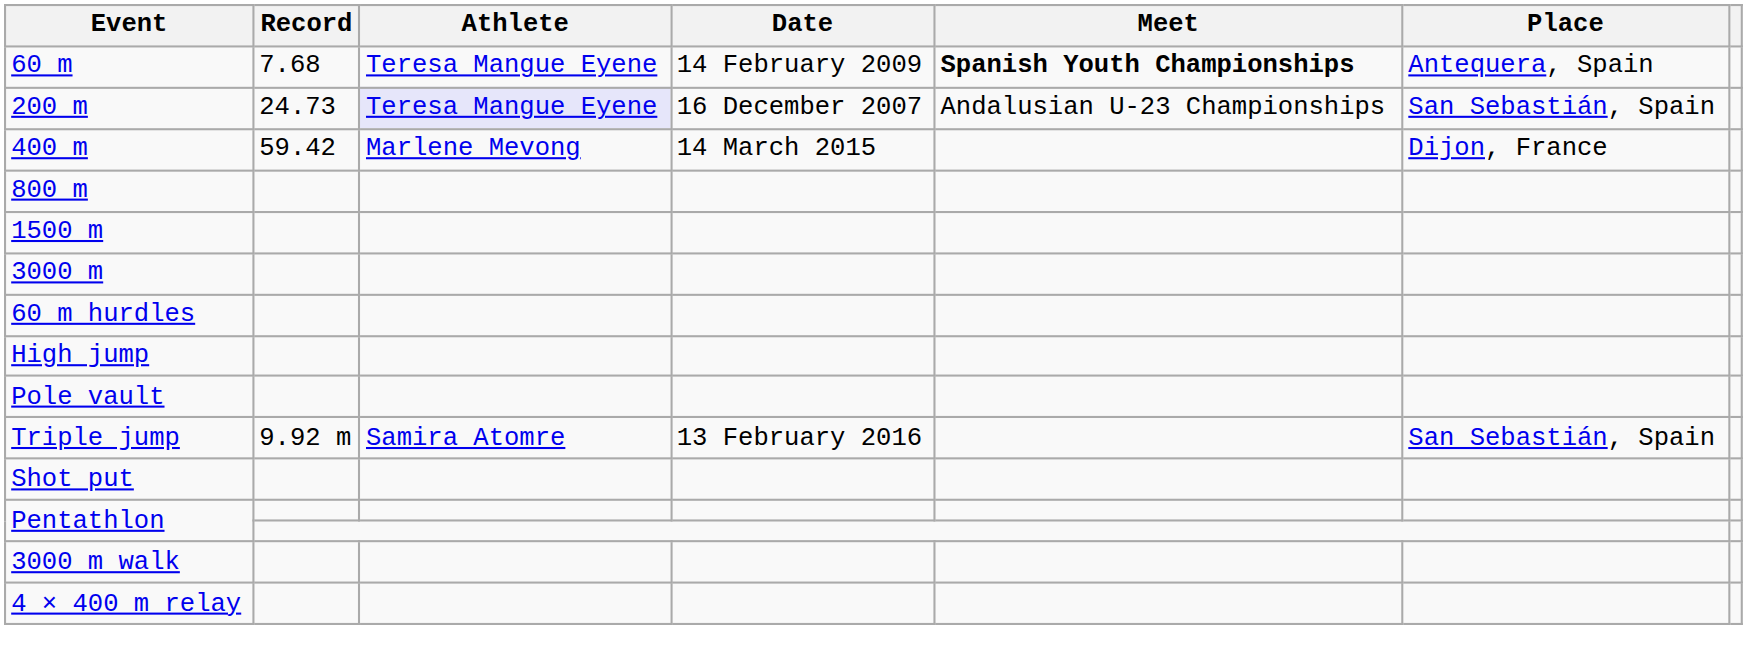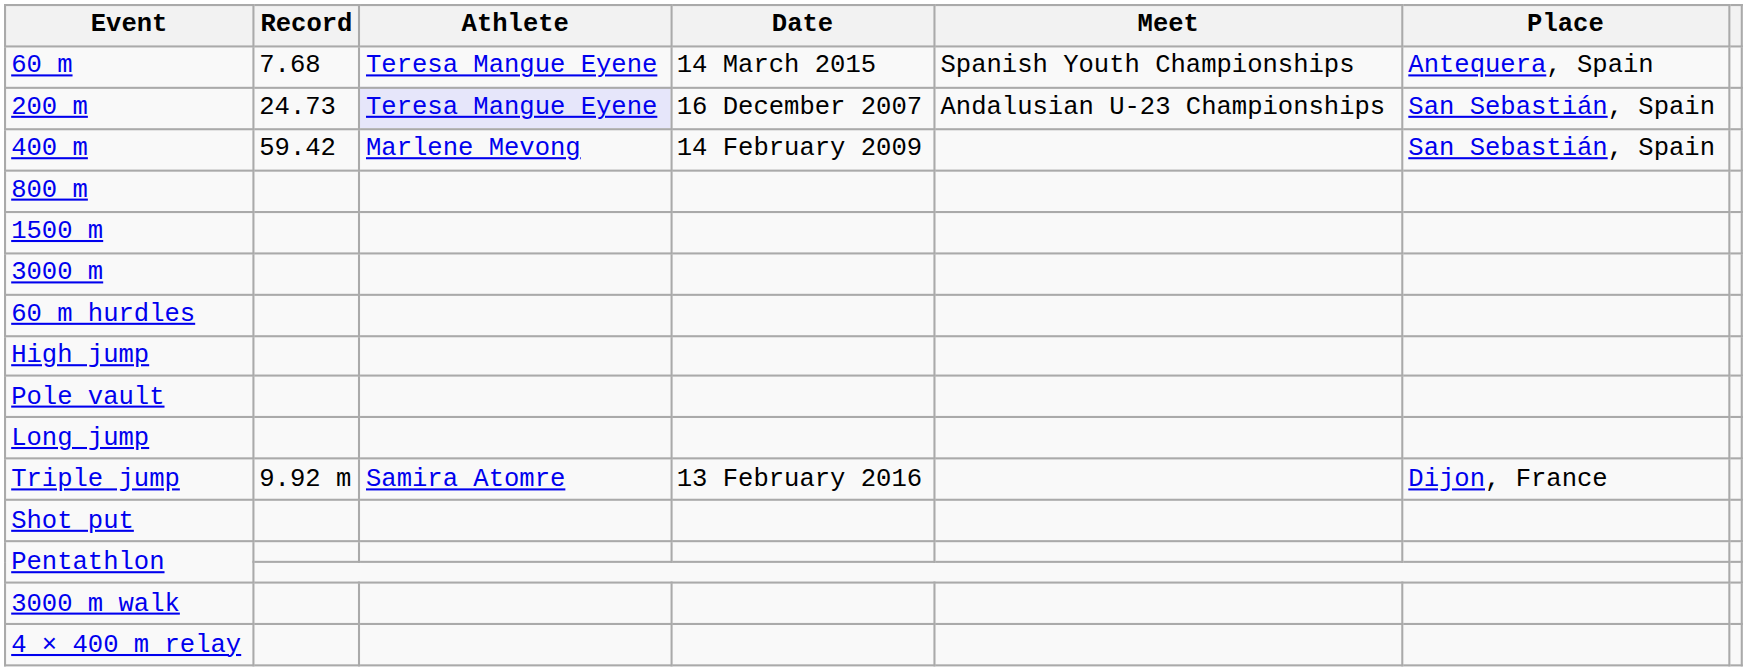(799, 67) 14 February 2009 -> (776, 67) 14 March 2015
(1148, 67) bold -> (1148, 67) normal
(776, 150) 14 March 2015 -> (799, 150) 14 February 2009
(1508, 150) Dijon, France -> (1562, 150) San Sebastián, Spain
+ row: (80, 439)
(1562, 439) San Sebastián, Spain -> (1508, 480) Dijon, France
